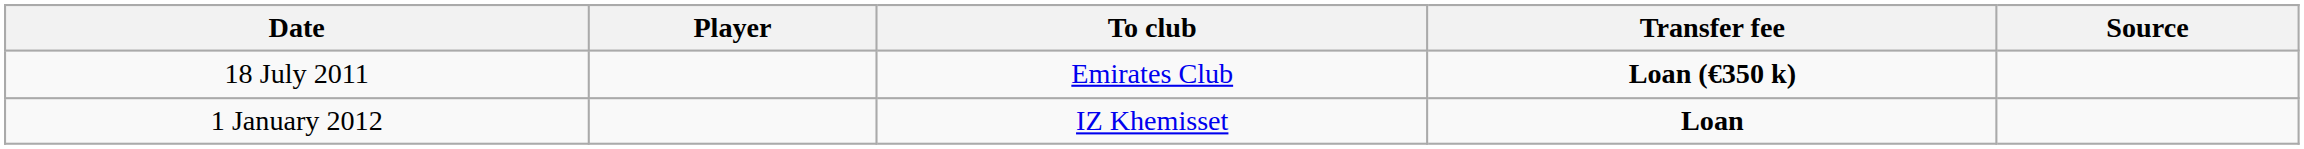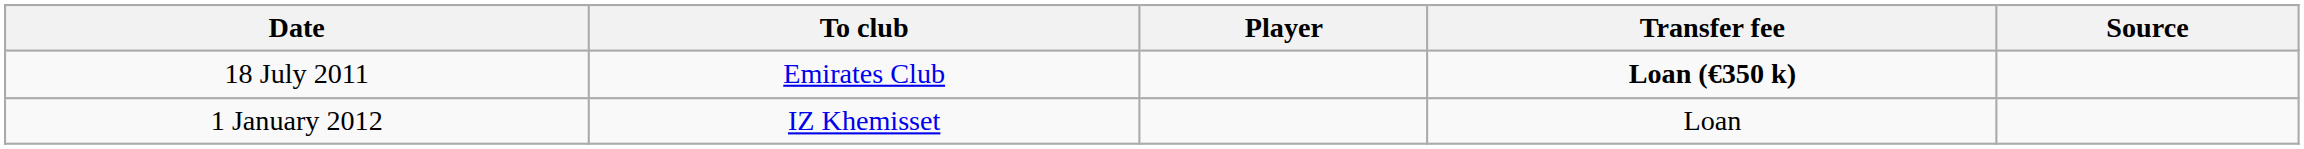columns swapped: (732, 27) <-> (1152, 27)
(1712, 120) bold -> (1712, 120) normal
